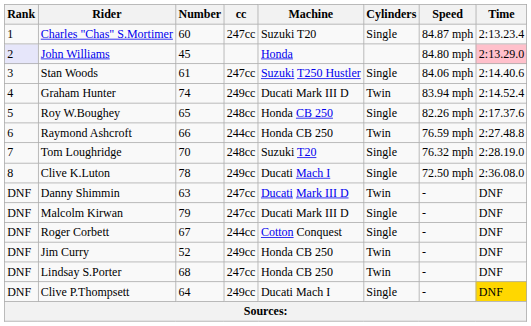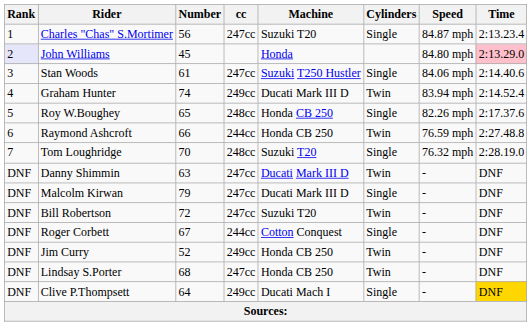(184, 34) 60 -> (184, 34) 56
- row: (75, 172)
+ row: (76, 212)
